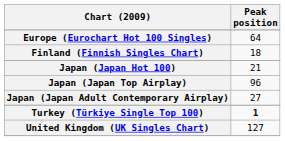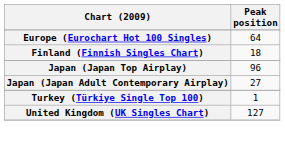- row: (118, 68)
(255, 113) bold -> (255, 98) normal
